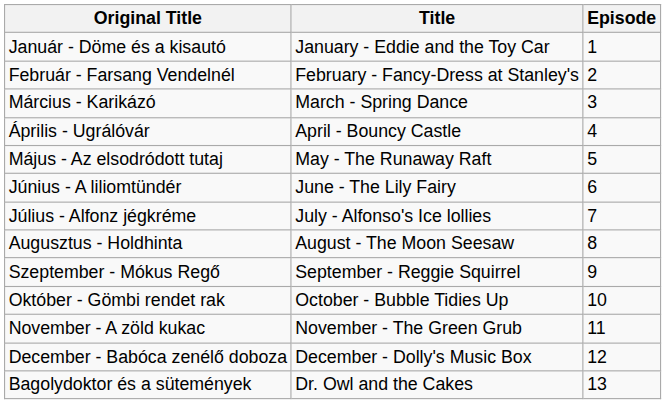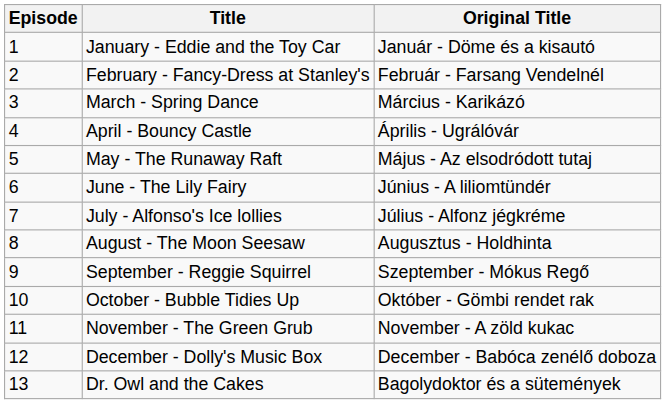columns swapped: (622, 18) <-> (148, 18)
